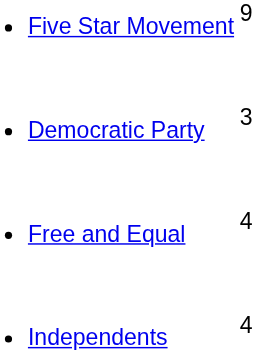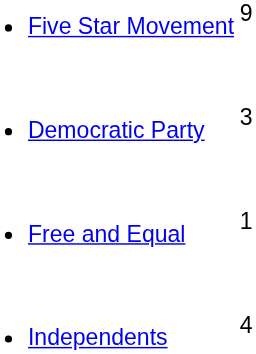(246, 222) 4 -> (246, 222) 1
